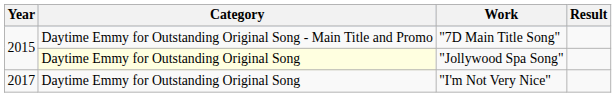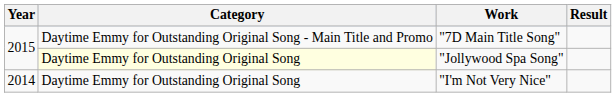(21, 80) 2017 -> (21, 80) 2014
